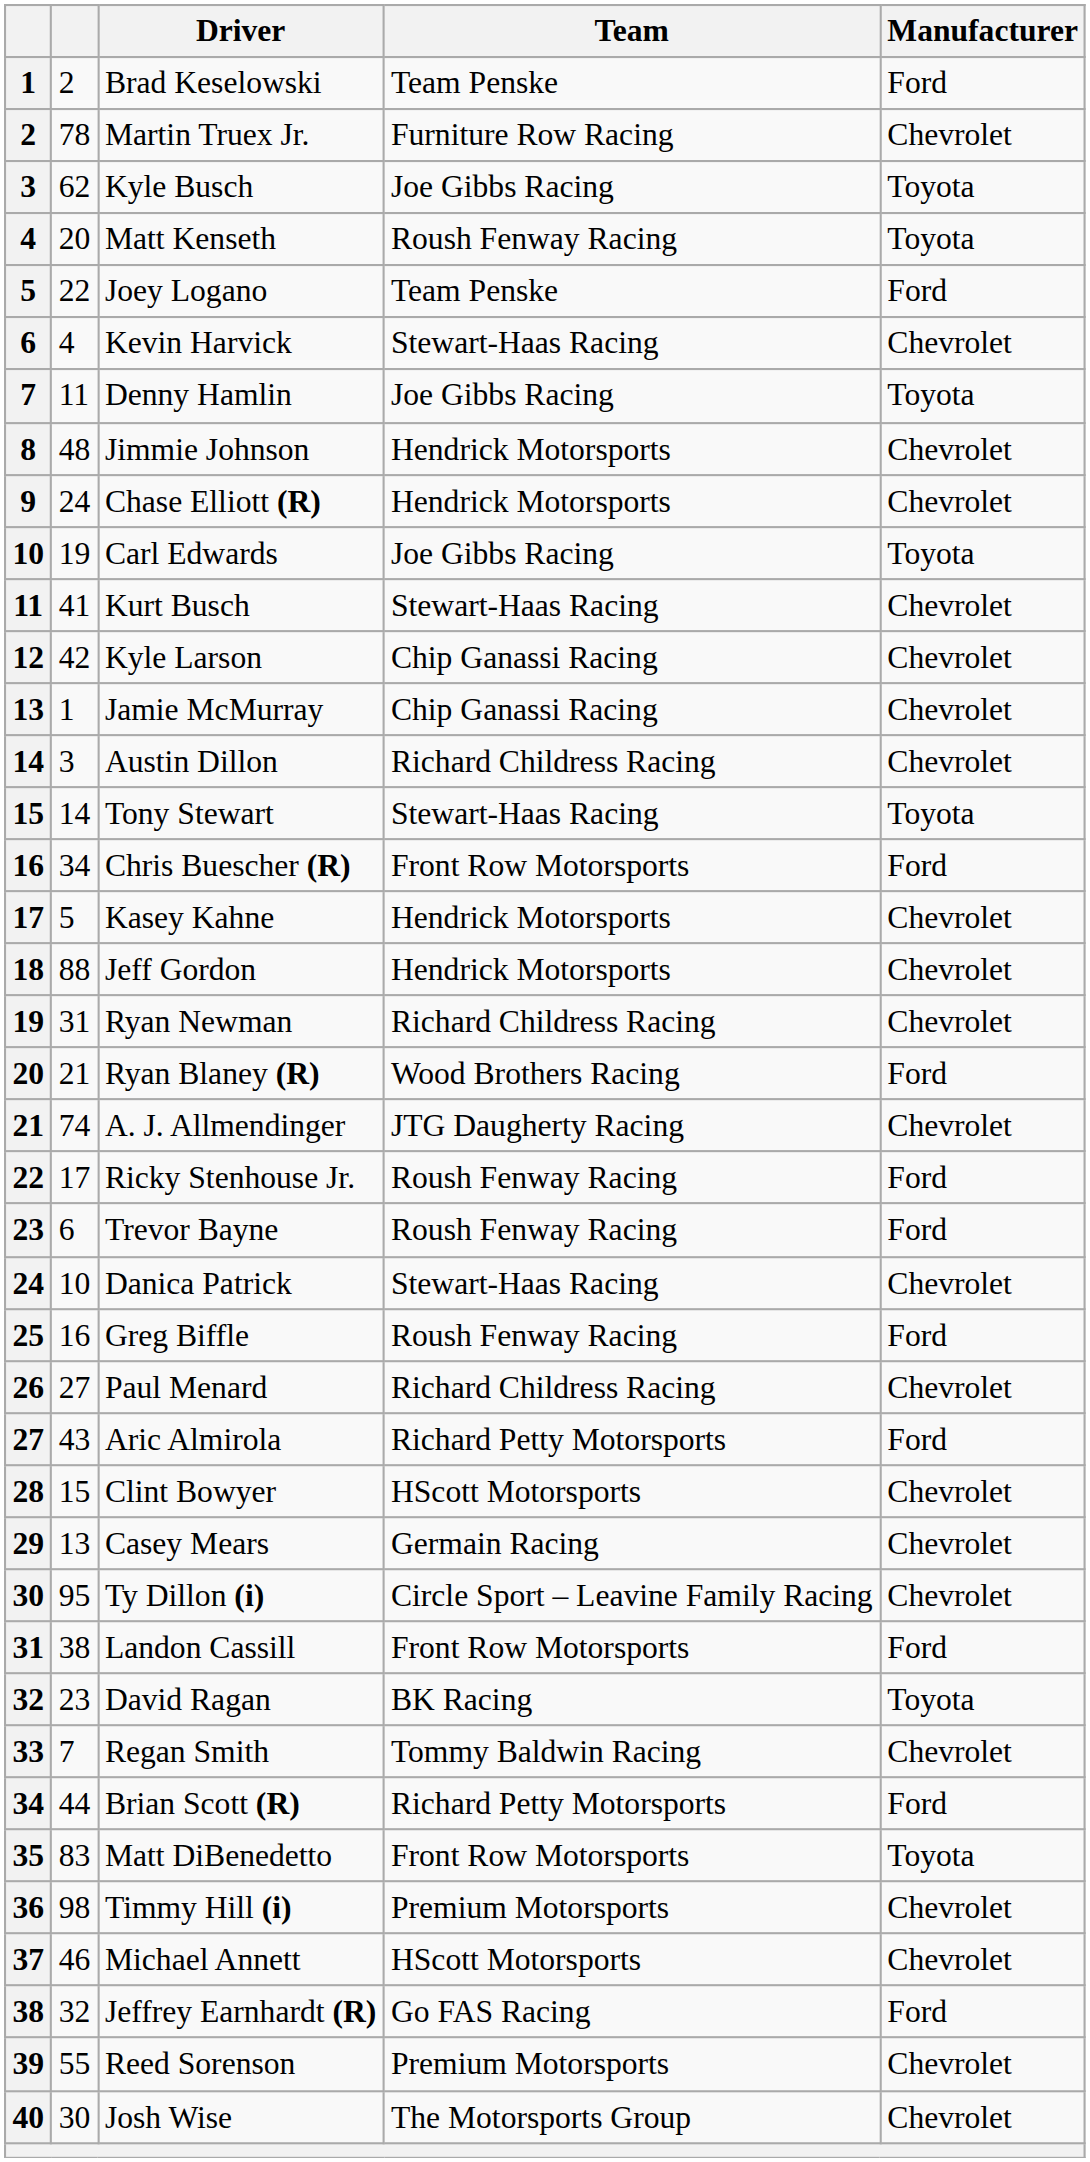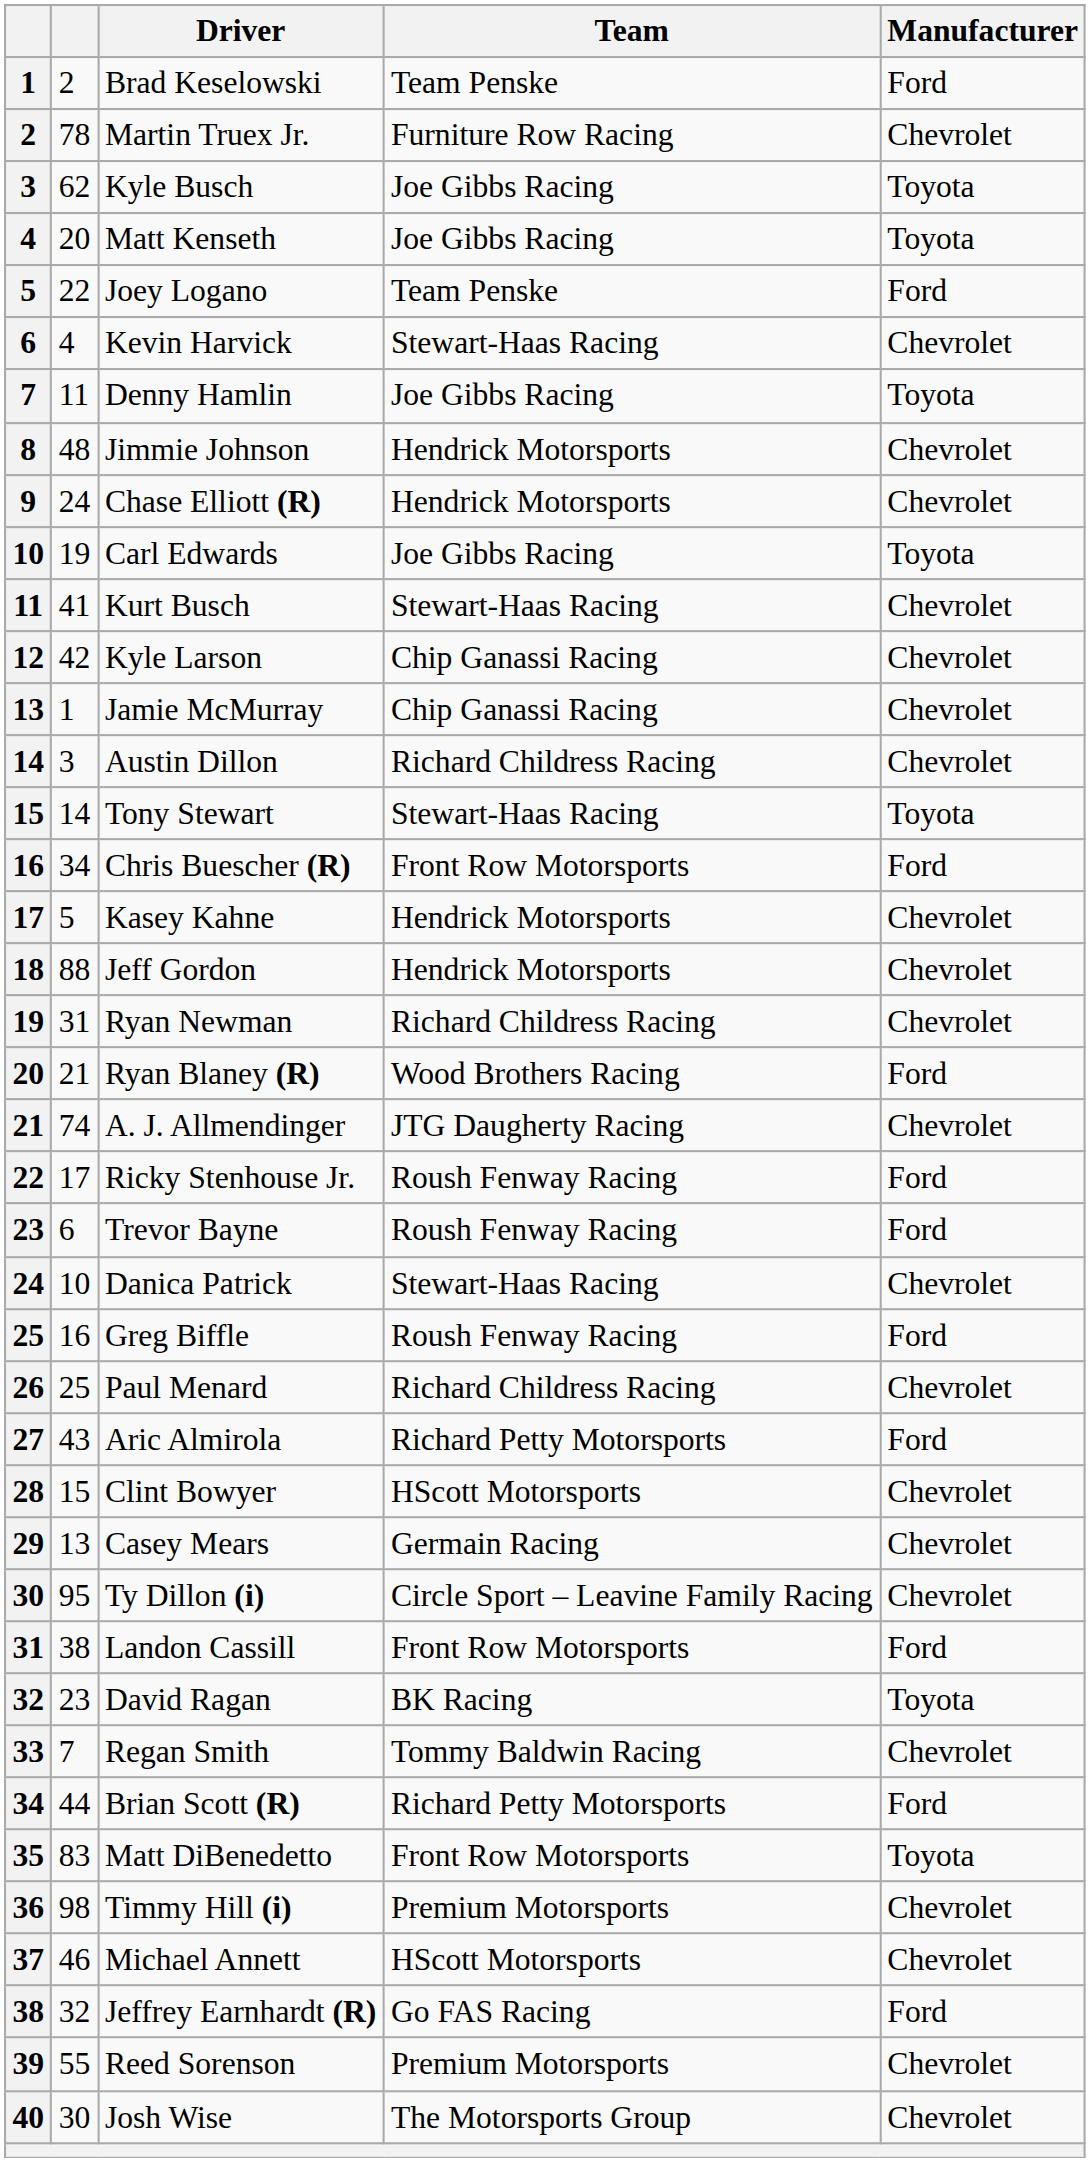(534, 239) Roush Fenway Racing -> (502, 239) Joe Gibbs Racing
(74, 1386) 27 -> (74, 1386) 25
